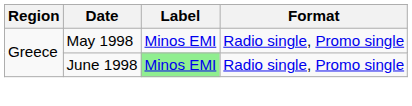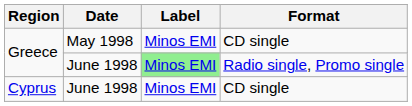(314, 40) Radio single, Promo single -> (256, 40) CD single
+ row: (32, 88)
